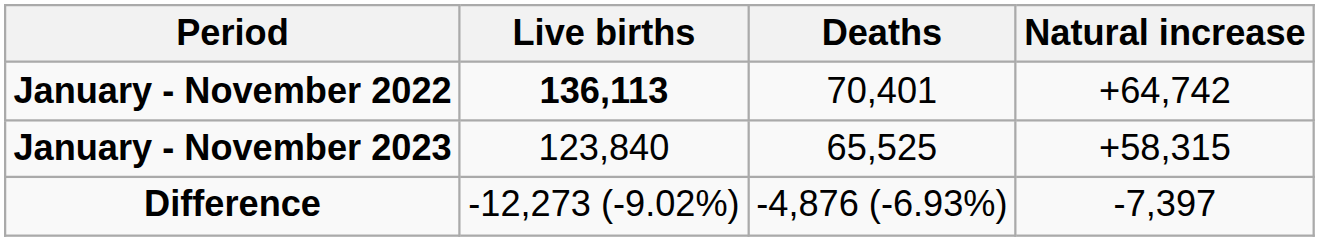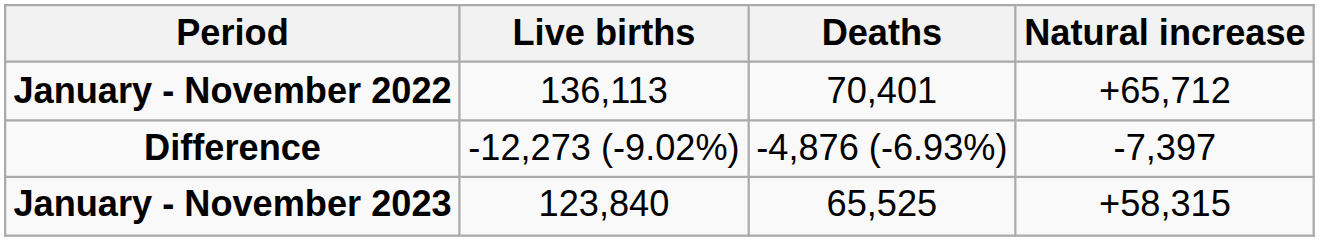(604, 90) bold -> (604, 90) normal
(1165, 90) +64,742 -> (1165, 90) +65,712
rows swapped: (233, 147) <-> (233, 205)
